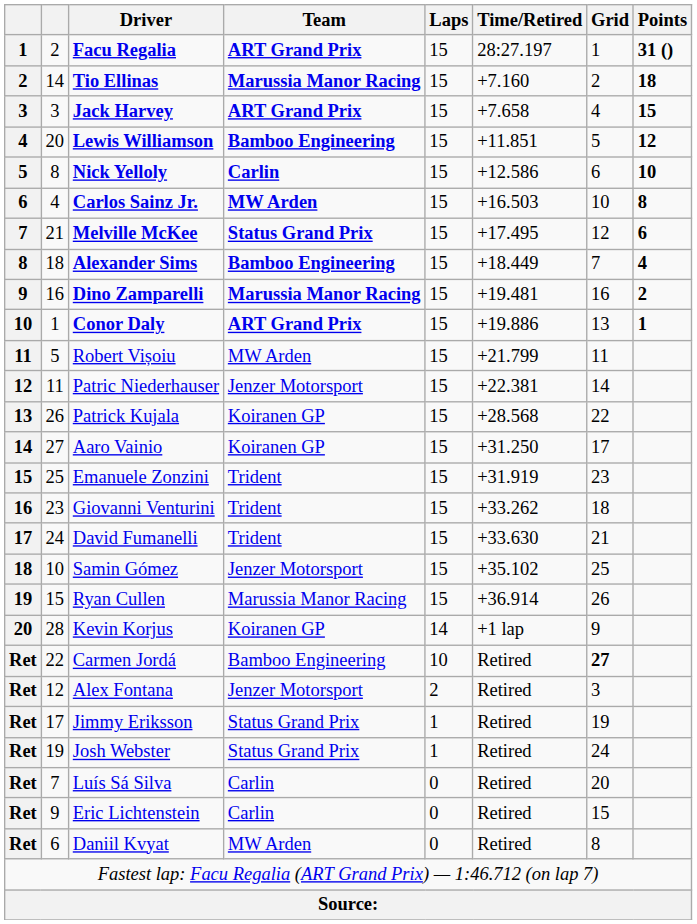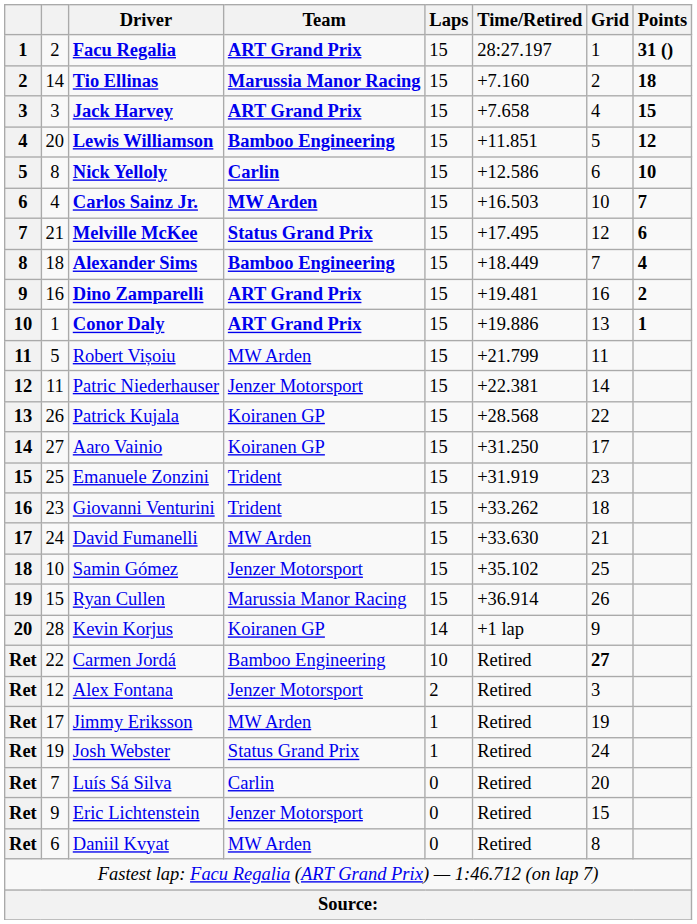(642, 202) 8 -> (642, 202) 7
(324, 293) Marussia Manor Racing -> (295, 293) ART Grand Prix
(255, 538) Trident -> (270, 538) MW Arden
(294, 721) Status Grand Prix -> (270, 721) MW Arden
(251, 812) Carlin -> (295, 812) Jenzer Motorsport
